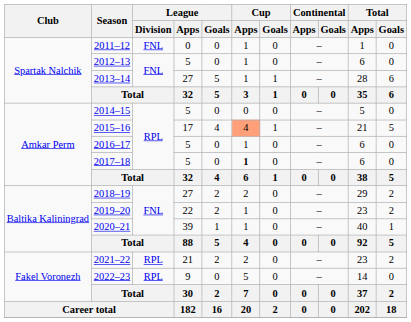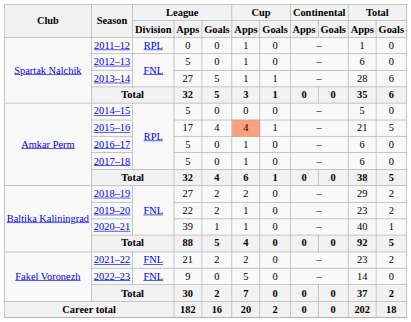(153, 45) FNL -> (153, 45) RPL
(246, 161) bold -> (246, 161) normal
(153, 260) RPL -> (153, 260) FNL
(153, 276) RPL -> (153, 276) FNL
